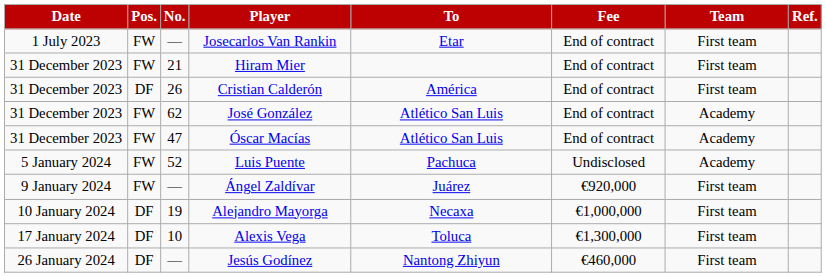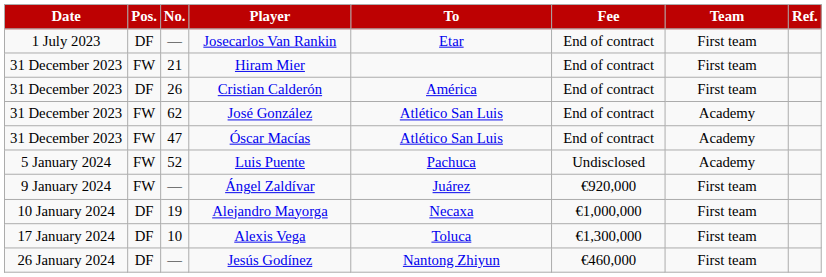(144, 41) FW -> (144, 41) DF
